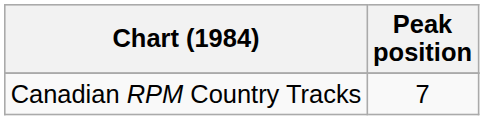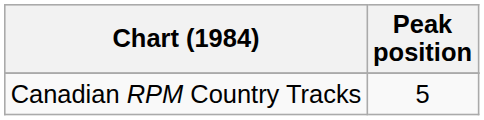(423, 93) 7 -> (423, 93) 5
